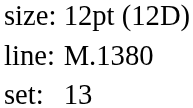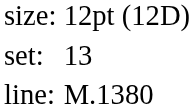rows swapped: (24, 94) <-> (29, 55)
